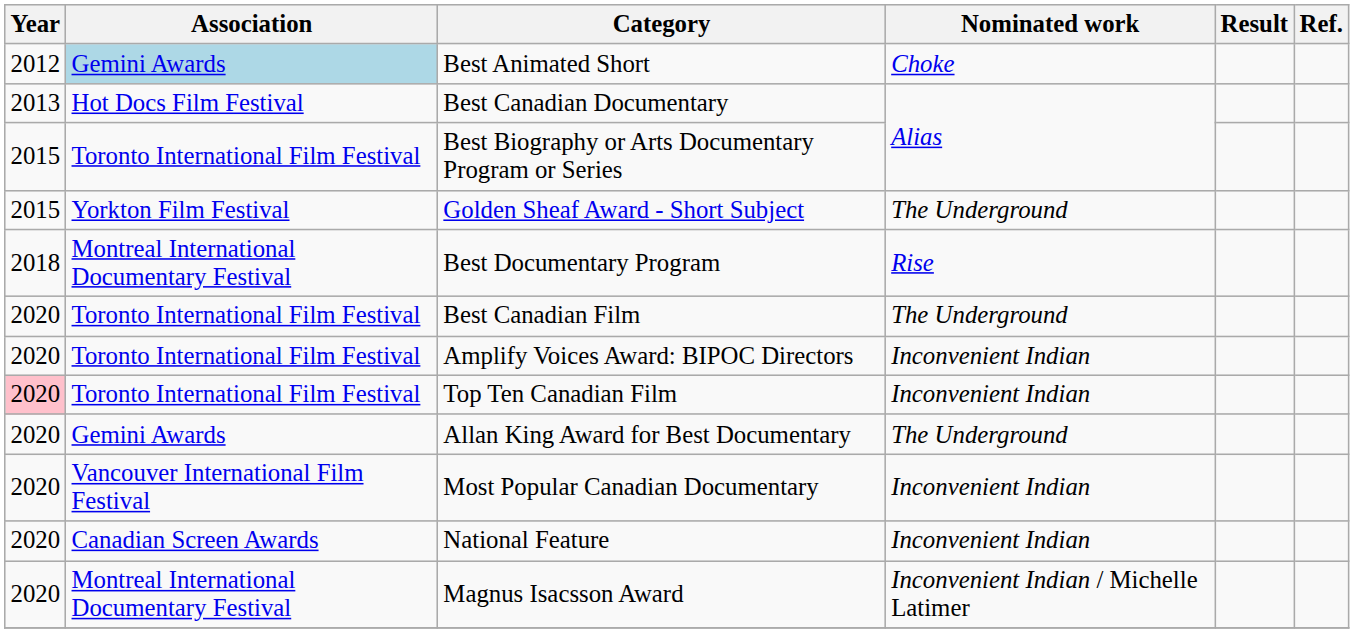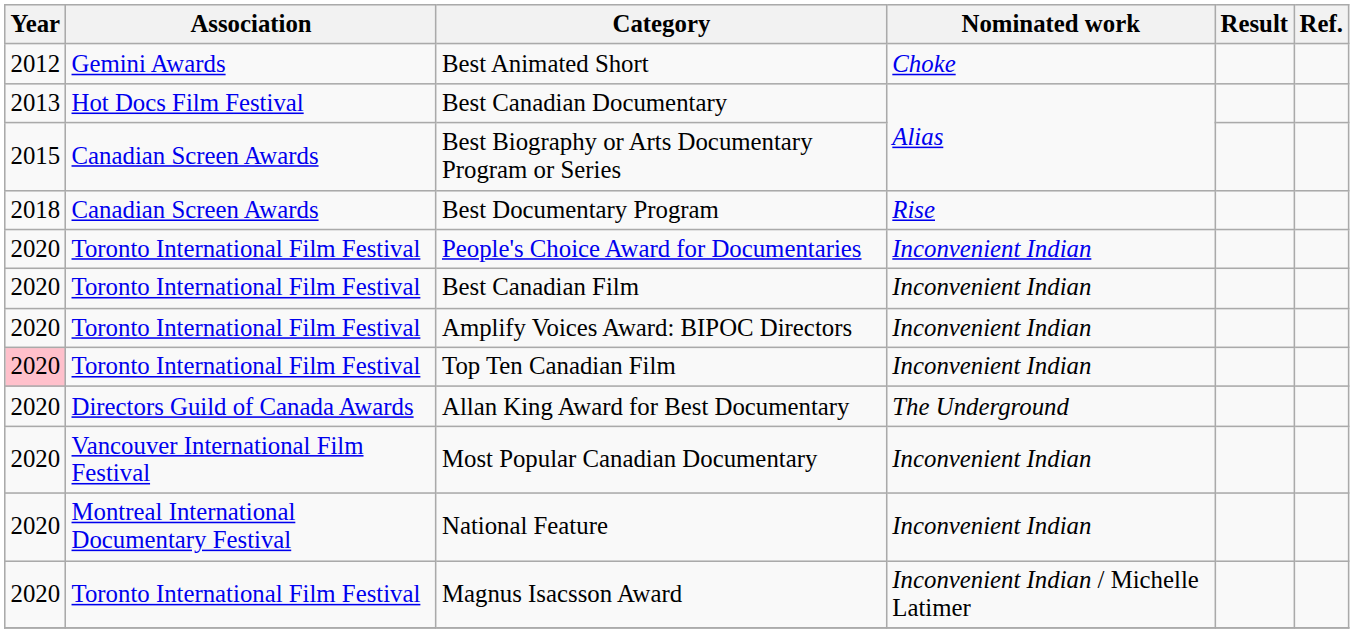(149, 63) lightblue background -> (149, 63) no background
(246, 156) Toronto International Film Festival -> (195, 156) Canadian Screen Awards
- row: (624, 209)
(183, 262) Montreal International Documentary Festival -> (195, 209) Canadian Screen Awards
+ row: (652, 248)
(979, 315) The Underground -> (992, 288) Inconvenient Indian
(149, 433) Gemini Awards -> (243, 406) Directors Guild of Canada Awards
(195, 540) Canadian Screen Awards -> (183, 526) Montreal International Documentary Festival
(183, 593) Montreal International Documentary Festival -> (246, 593) Toronto International Film Festival
